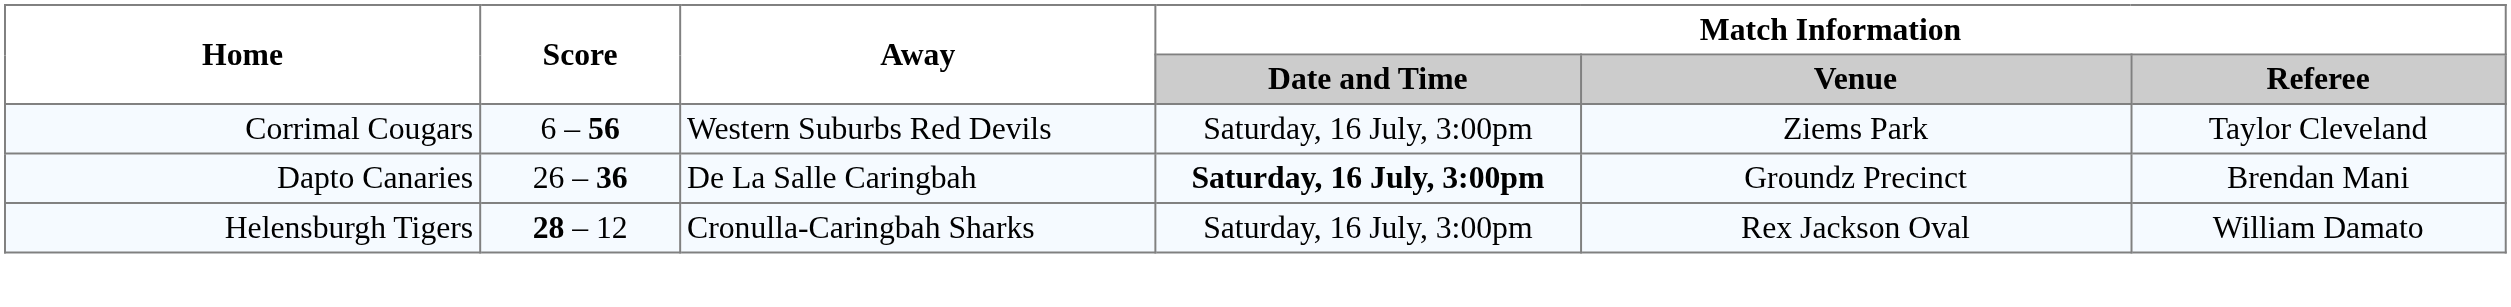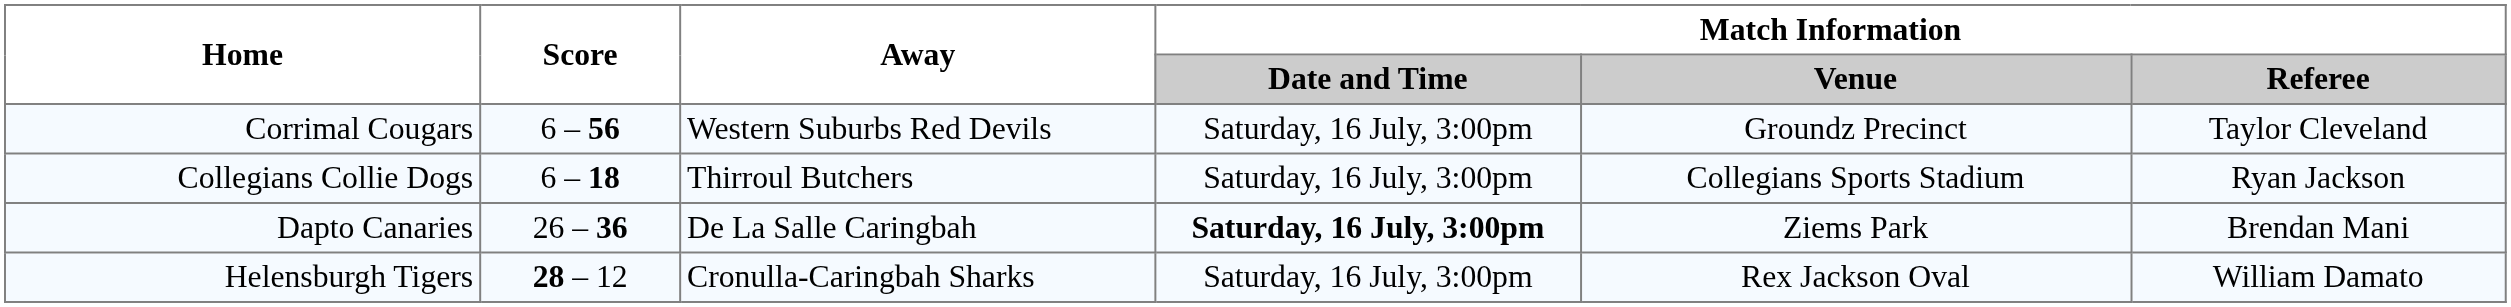(1856, 128) Ziems Park -> (1855, 128) Groundz Precinct
+ row: (325, 177)
(1855, 177) Groundz Precinct -> (1856, 227) Ziems Park
